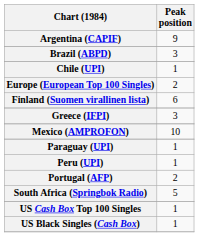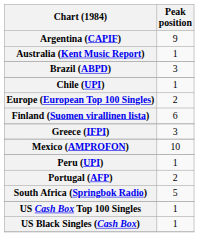+ row: (80, 54)
- row: (80, 147)
